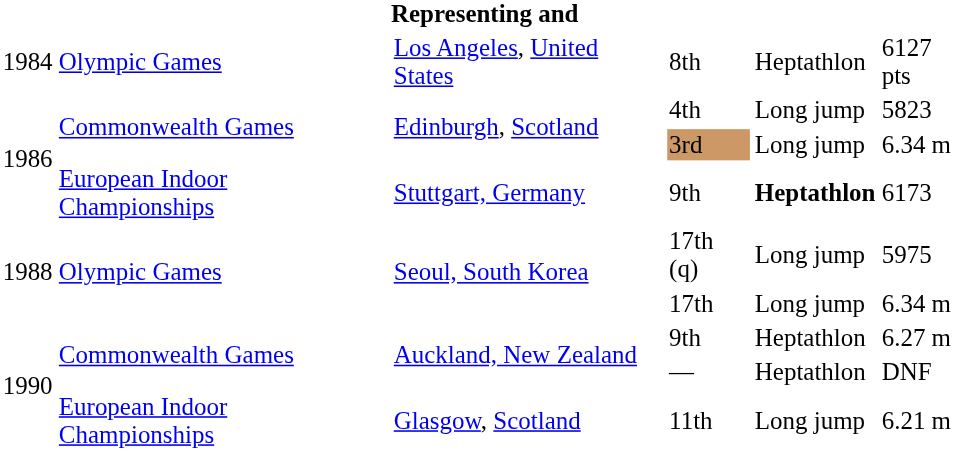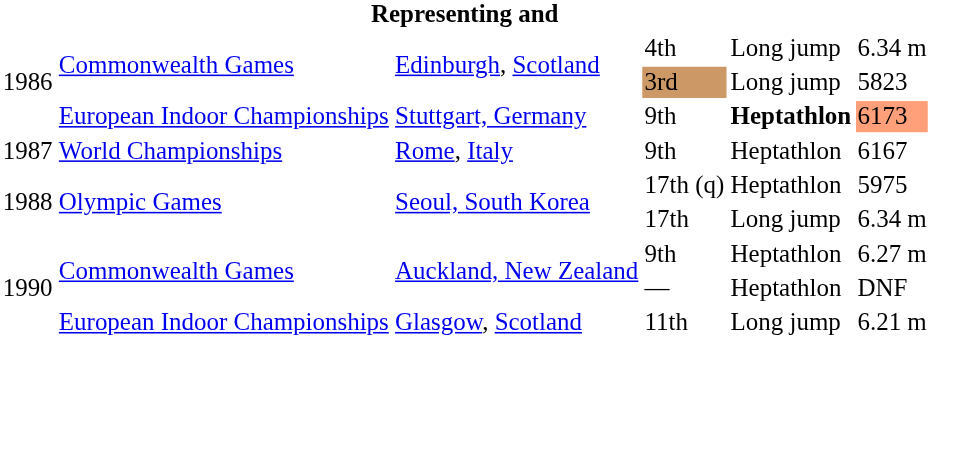- row: (496, 61)
(907, 110) 5823 -> (892, 47) 6.34 m
(916, 144) 6.34 m -> (882, 82) 5823
(907, 192) no background -> (882, 116) lightsalmon background
+ row: (454, 150)
(810, 255) Long jump -> (786, 185) Heptathlon
